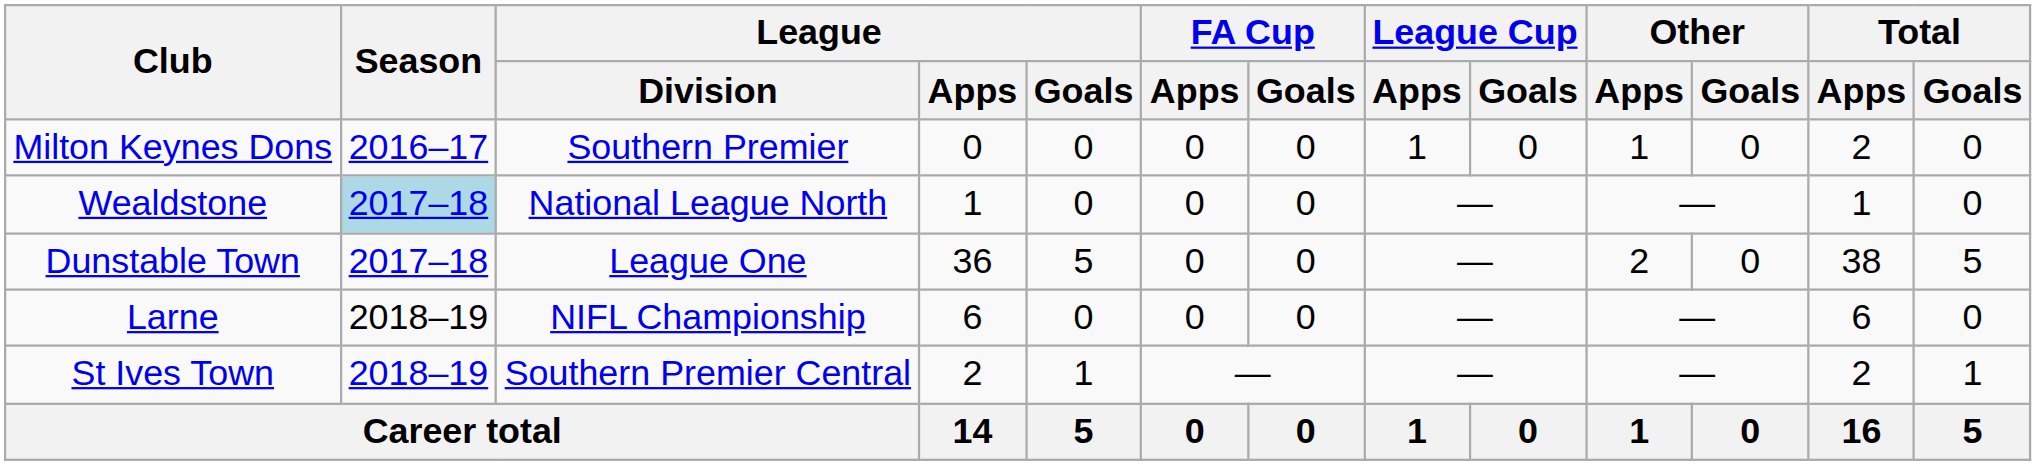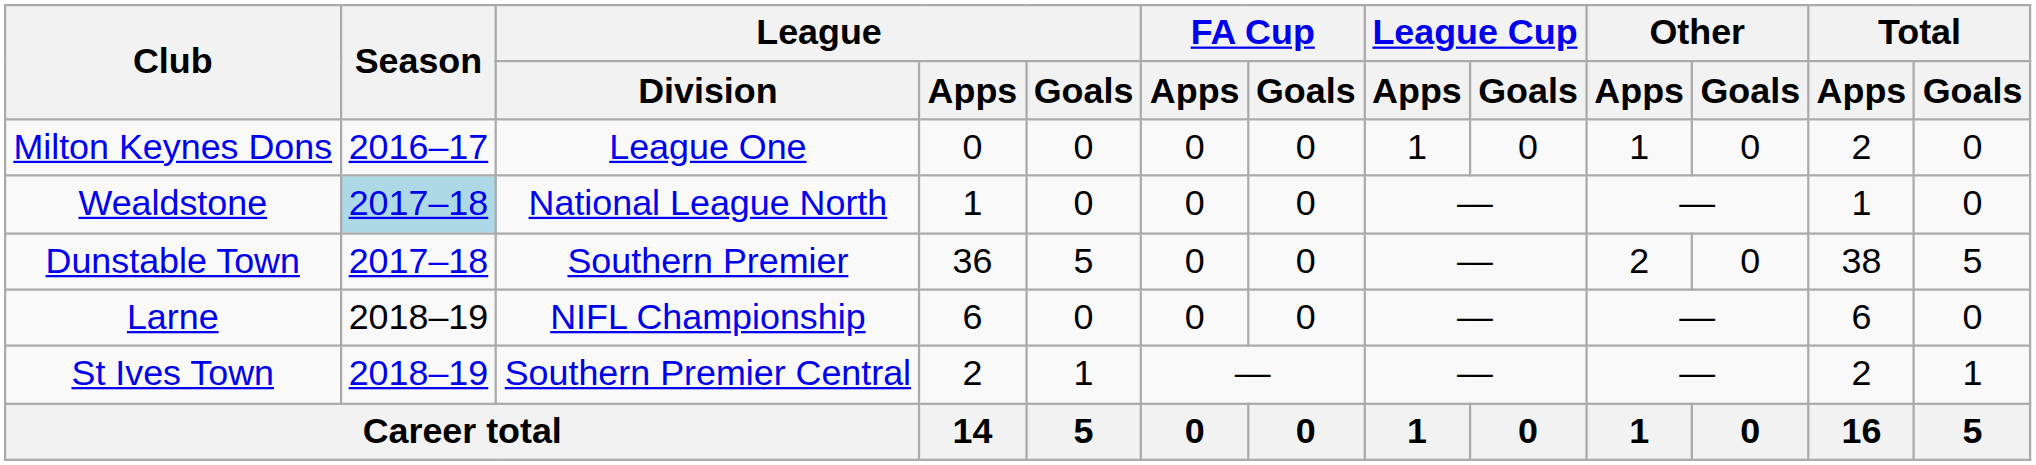(708, 146) Southern Premier -> (708, 146) League One
(708, 260) League One -> (708, 260) Southern Premier
